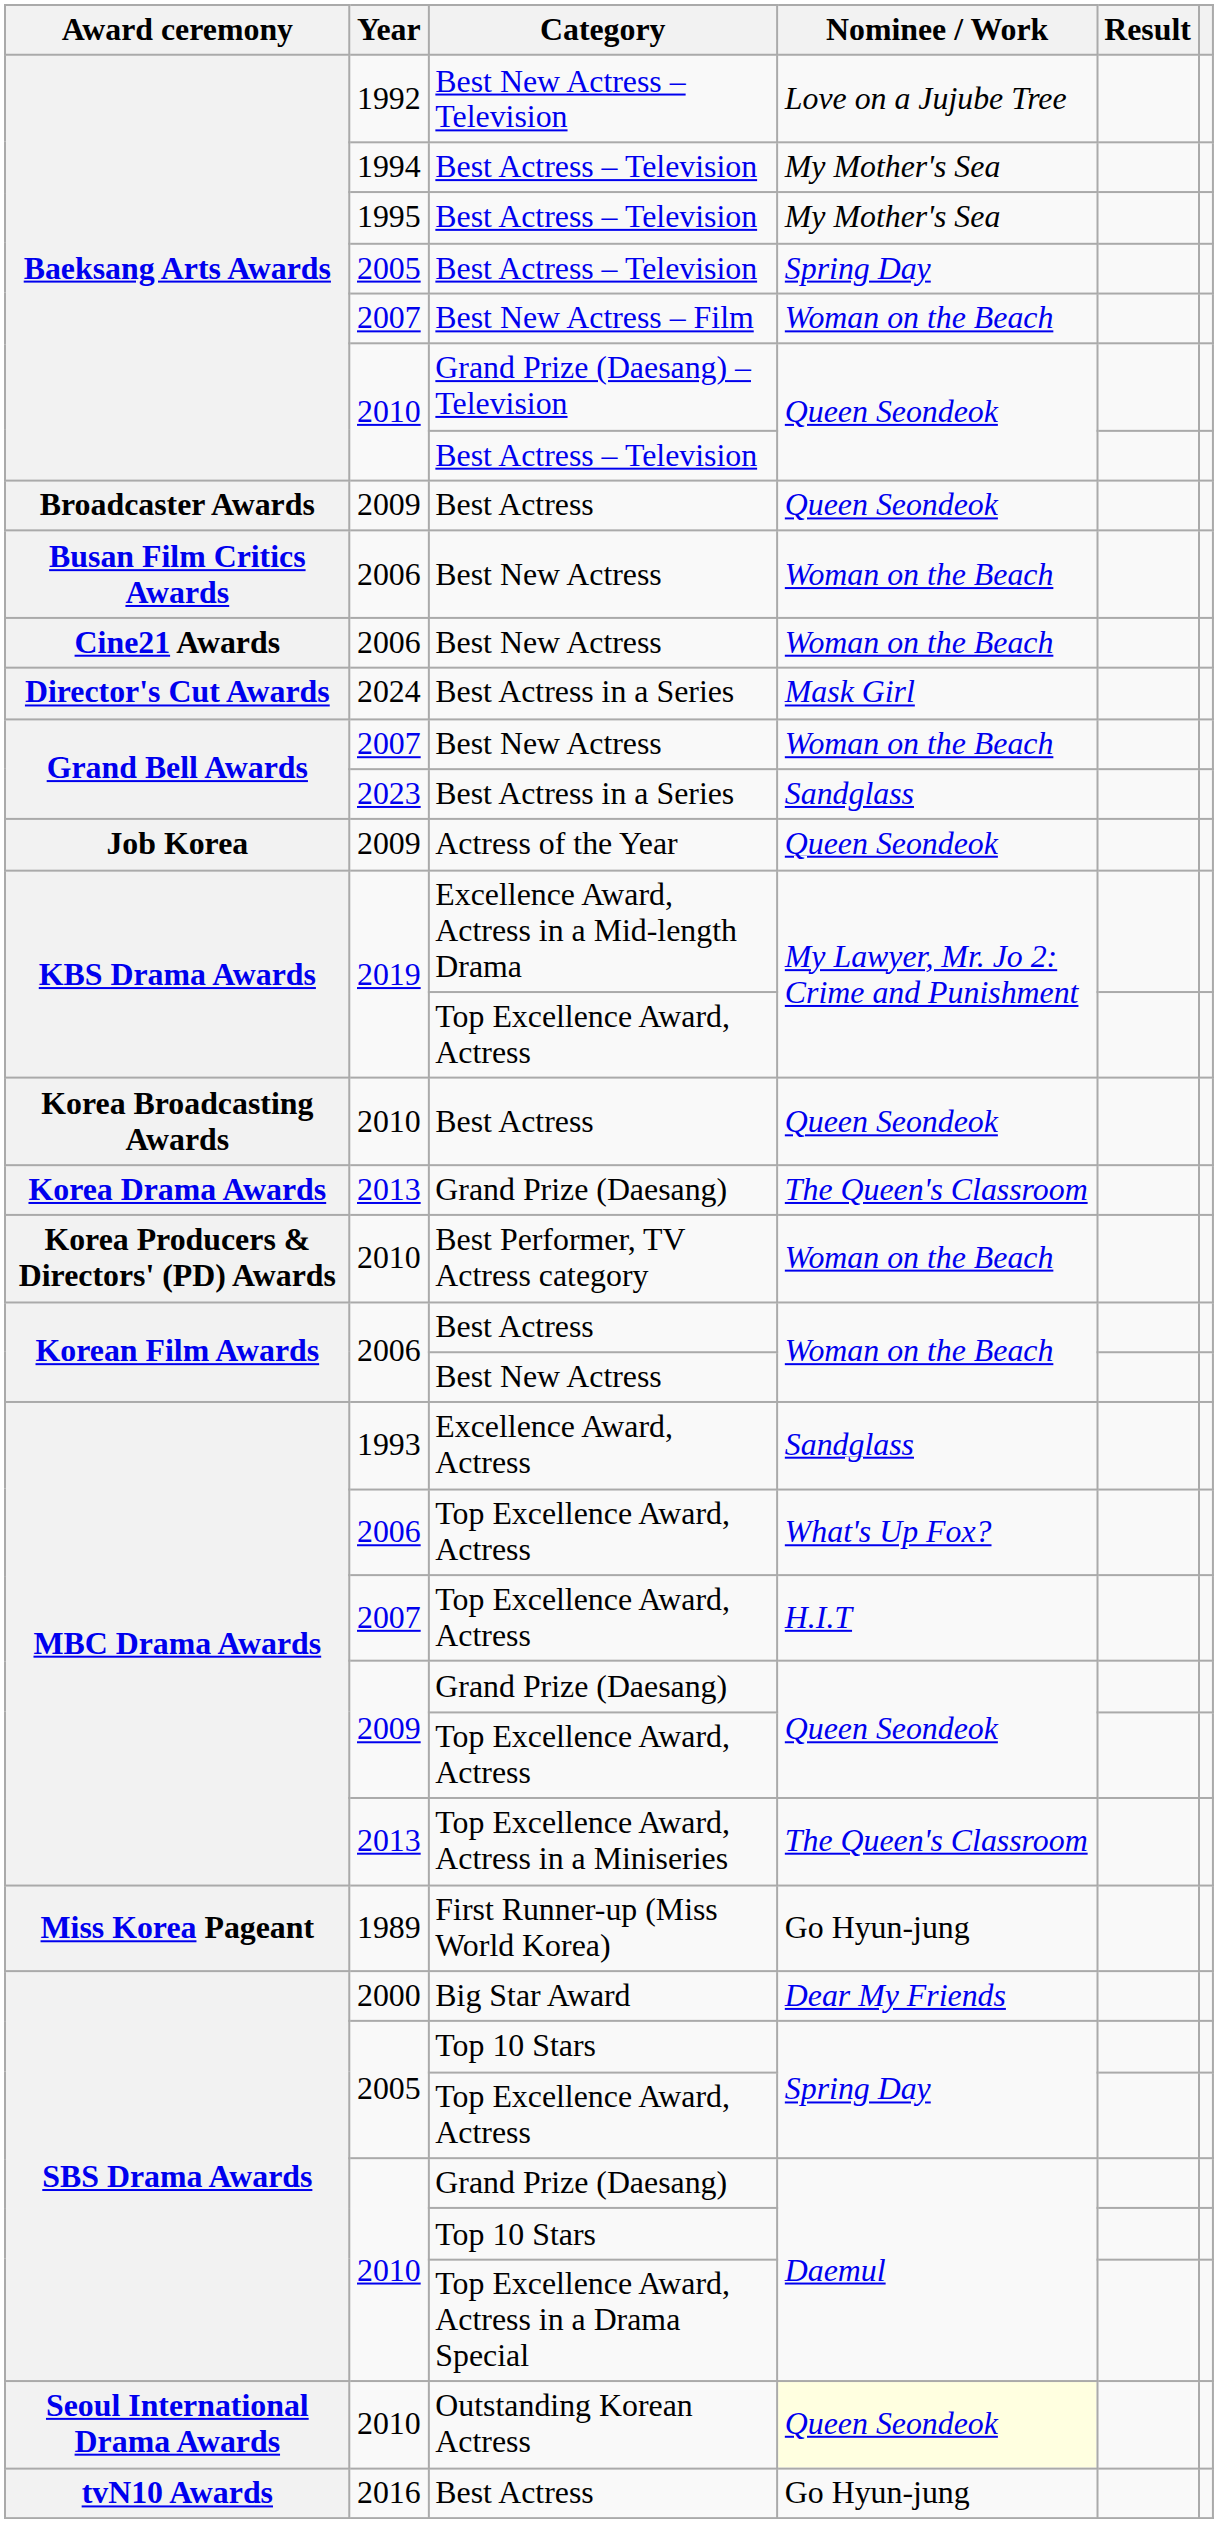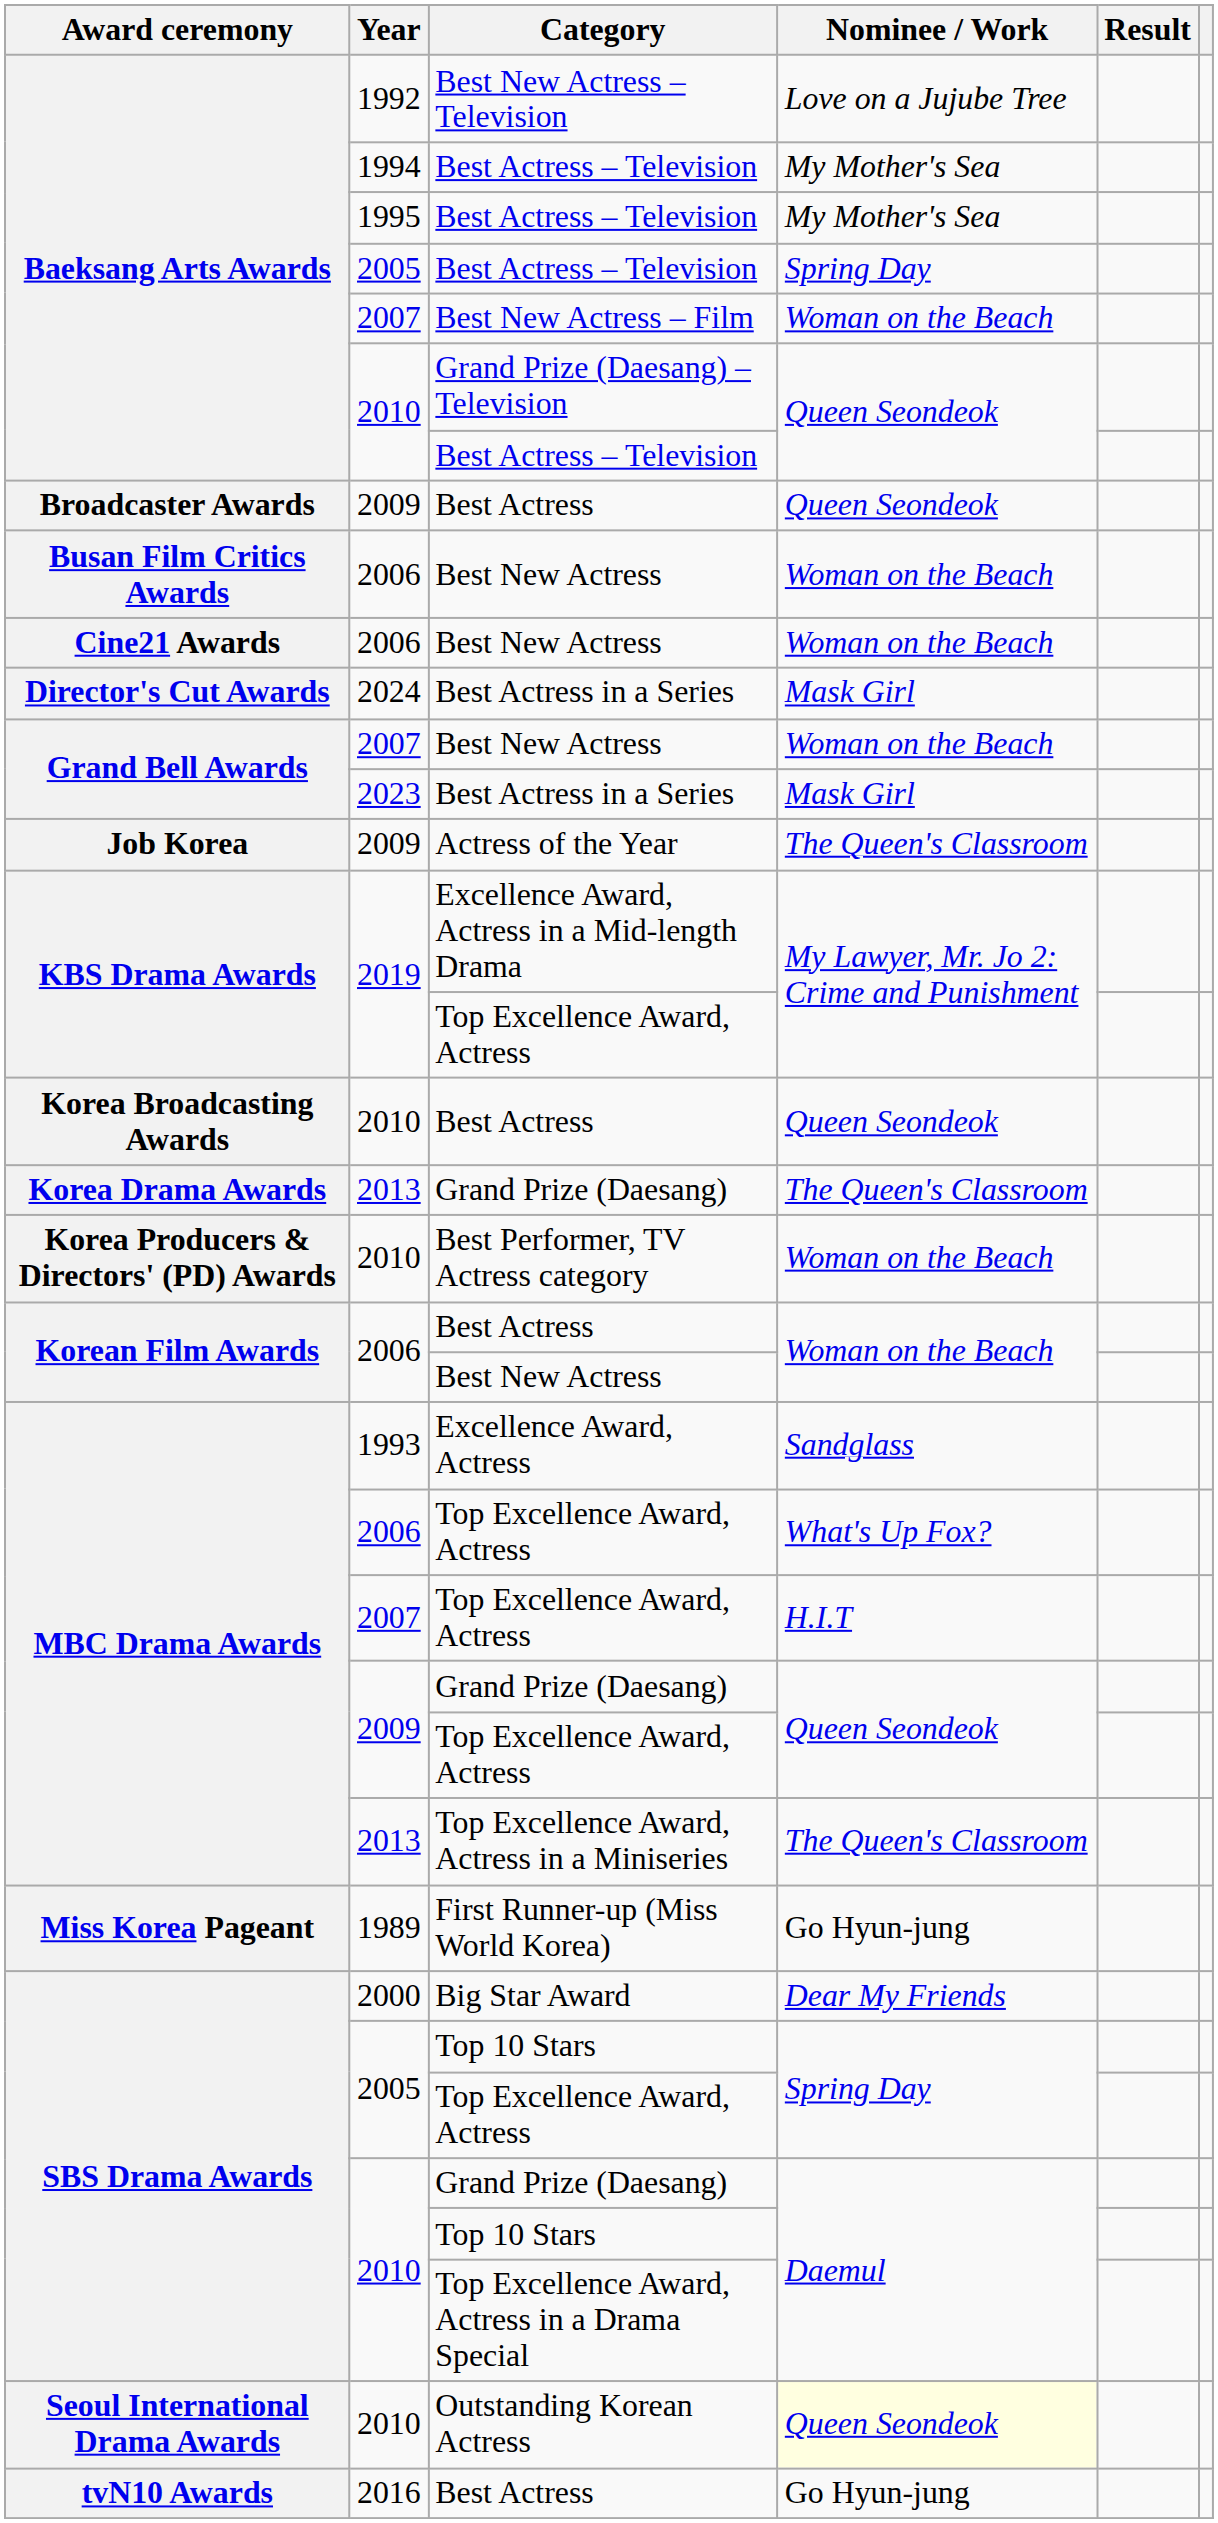(849, 793) Sandglass -> (850, 793) Mask Girl
(891, 844) Queen Seondeok -> (936, 844) The Queen's Classroom
